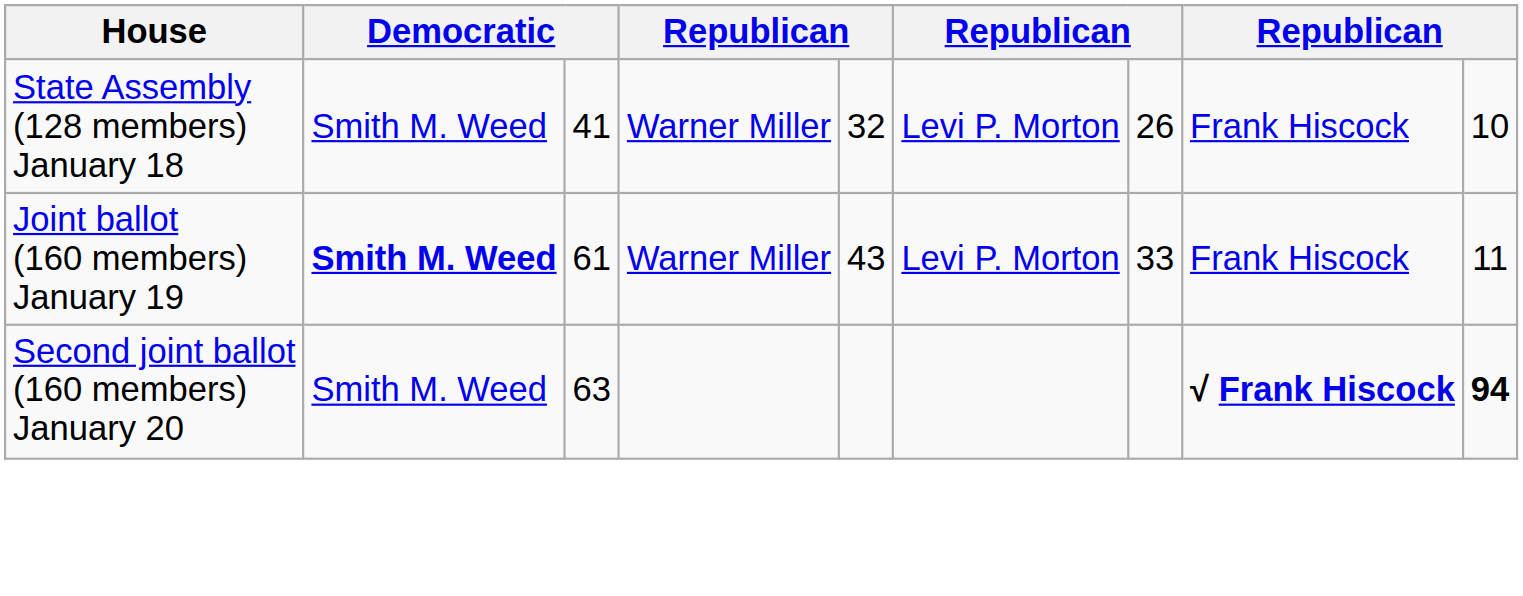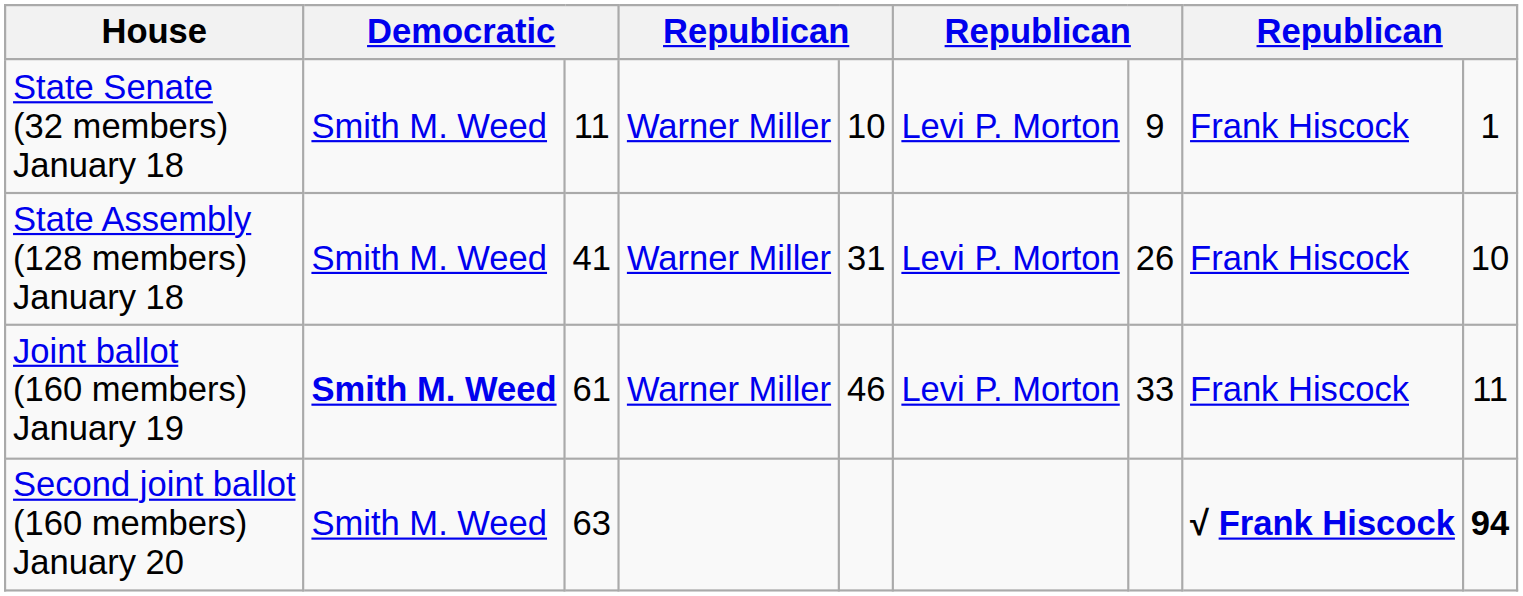+ row: (121, 125)
(866, 125) 32 -> (866, 258) 31
(866, 258) 43 -> (866, 390) 46
